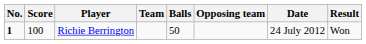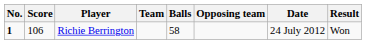(35, 31) 100 -> (35, 31) 106
(174, 31) 50 -> (174, 31) 58
